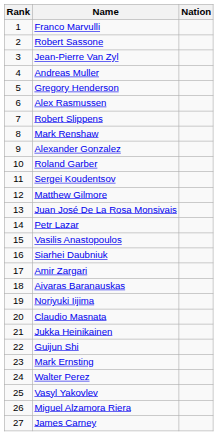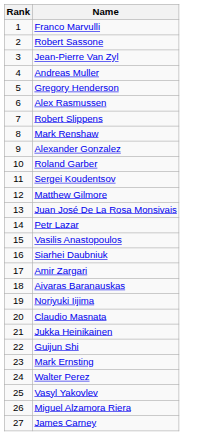- column: (196, 12)
